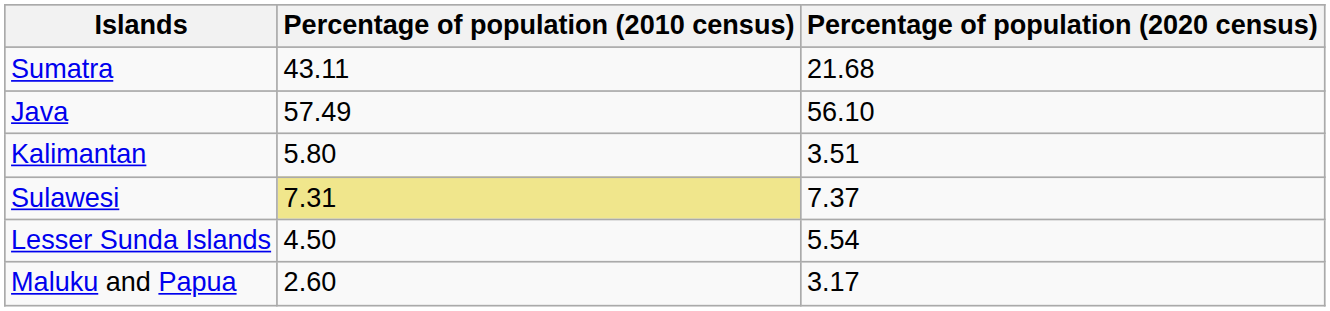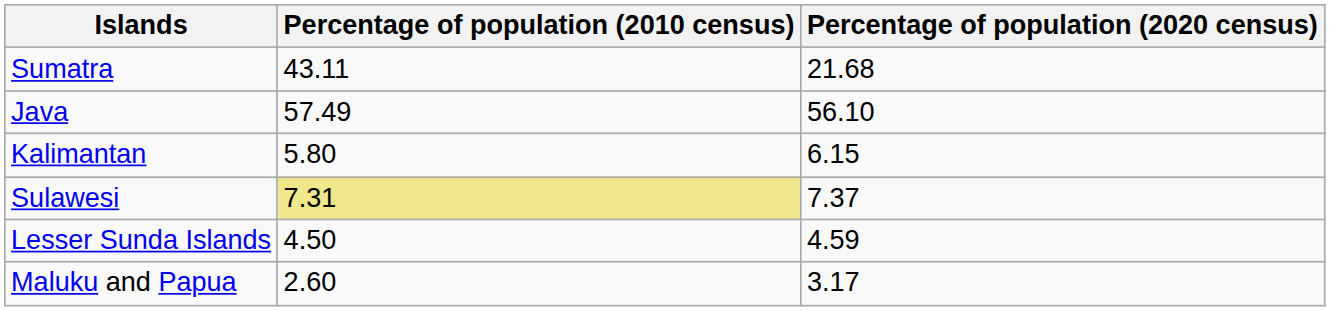(833, 154) 3.51 -> (833, 154) 6.15
(833, 240) 5.54 -> (833, 240) 4.59
